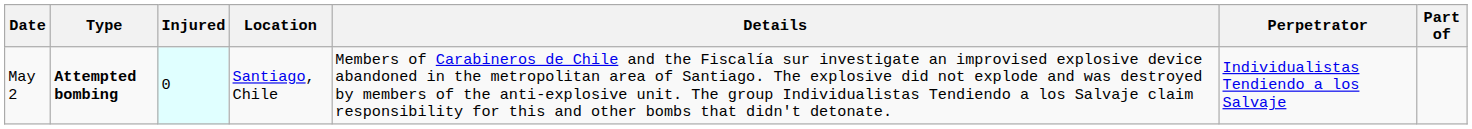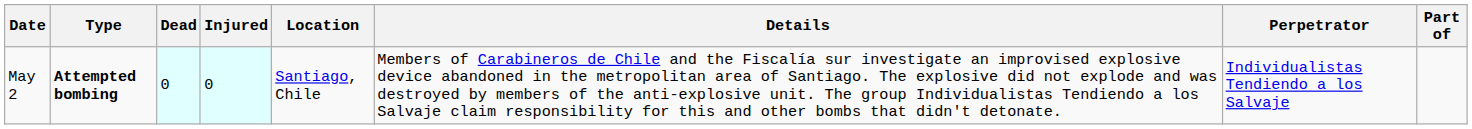+ column: (179, 26)
